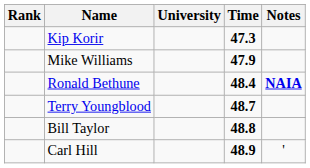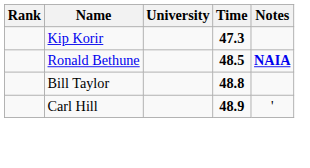- row: (90, 60)
(243, 83) 48.4 -> (232, 60) 48.5
- row: (99, 106)
